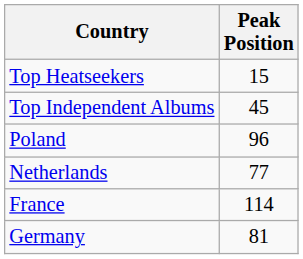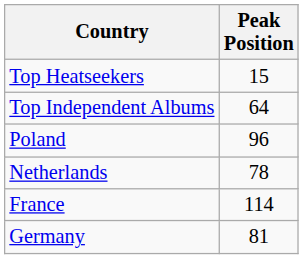(259, 107) 45 -> (259, 107) 64
(259, 172) 77 -> (259, 172) 78
